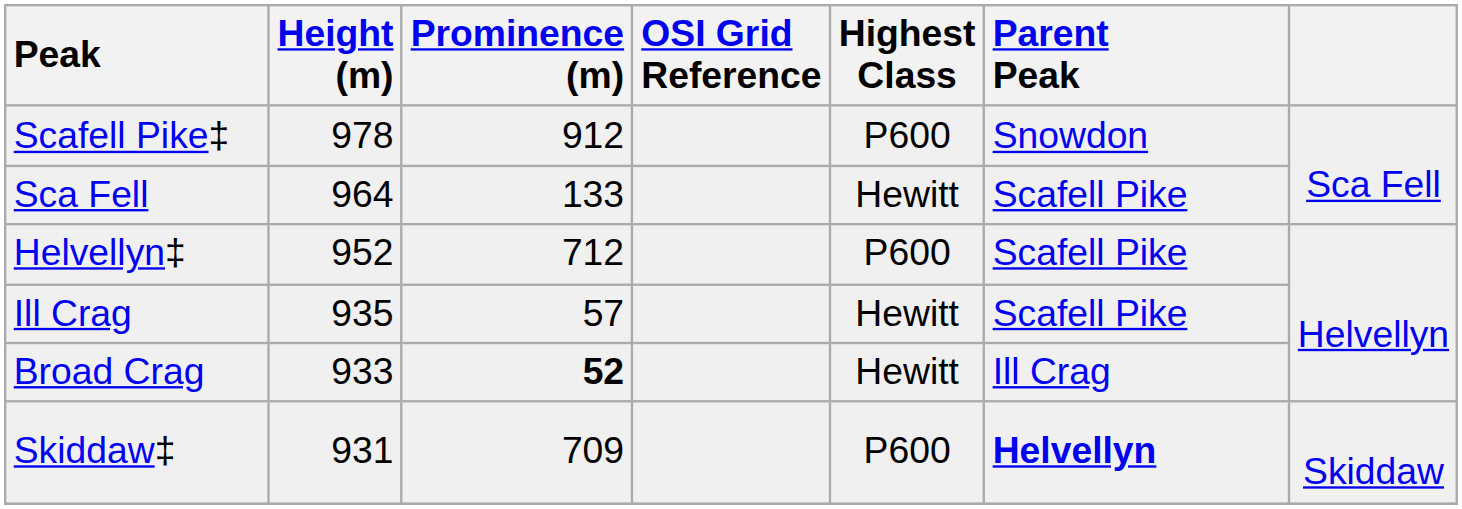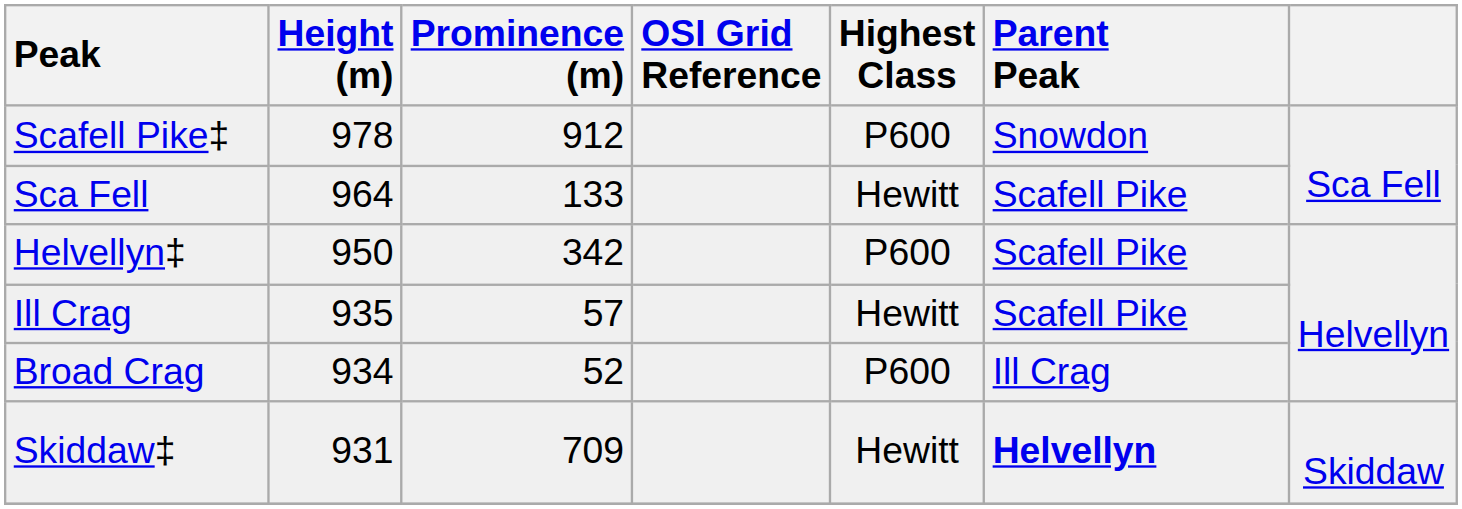(362, 253) 952 -> (362, 253) 950
(593, 253) 712 -> (593, 253) 342
(362, 371) 933 -> (362, 371) 934
(603, 371) bold -> (603, 371) normal
(907, 371) Hewitt -> (907, 371) P600
(907, 451) P600 -> (907, 451) Hewitt
